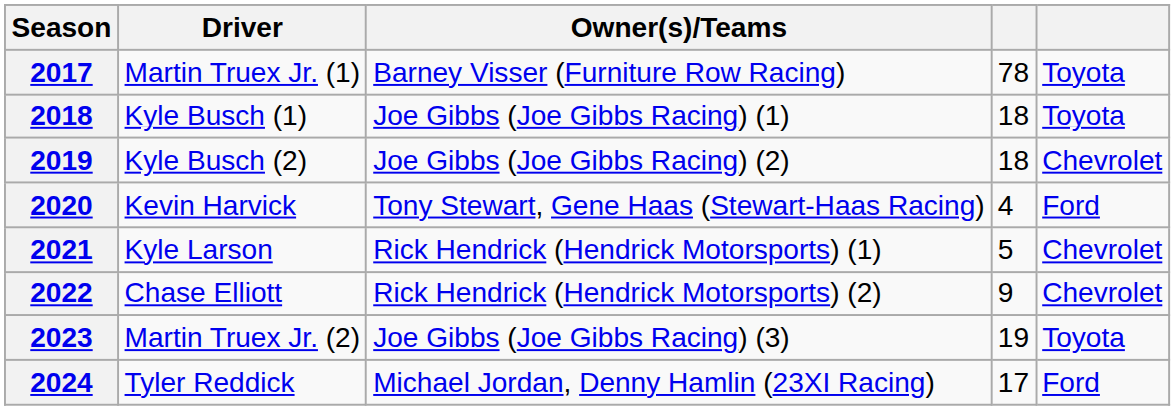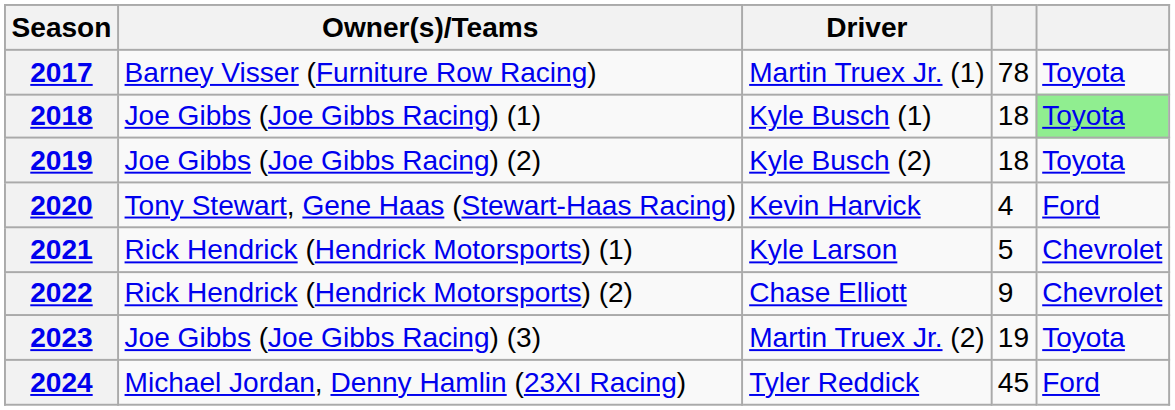columns swapped: (242, 28) <-> (679, 28)
(1084, 116) no background -> (1084, 116) lightgreen background
(1102, 161) Chevrolet -> (1084, 161) Toyota
(1013, 382) 17 -> (1013, 382) 45
